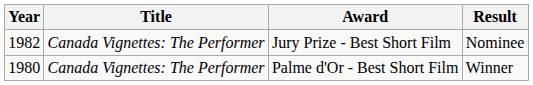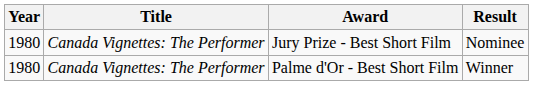(24, 42) 1982 -> (24, 42) 1980
